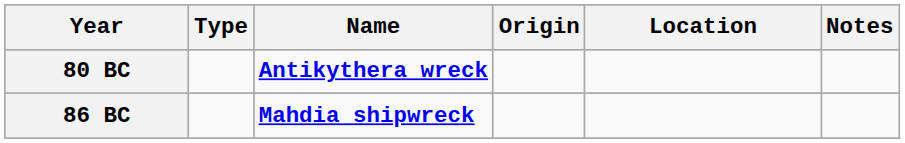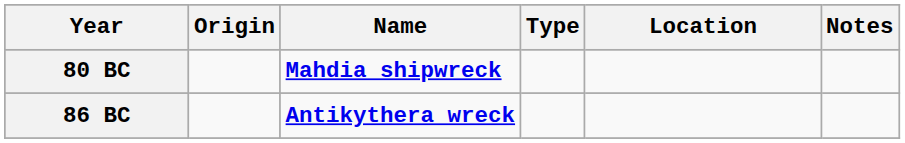columns swapped: (539, 27) <-> (221, 27)
(373, 71) Antikythera wreck -> (394, 71) Mahdia shipwreck
(367, 116) Mahdia shipwreck -> (400, 116) Antikythera wreck
